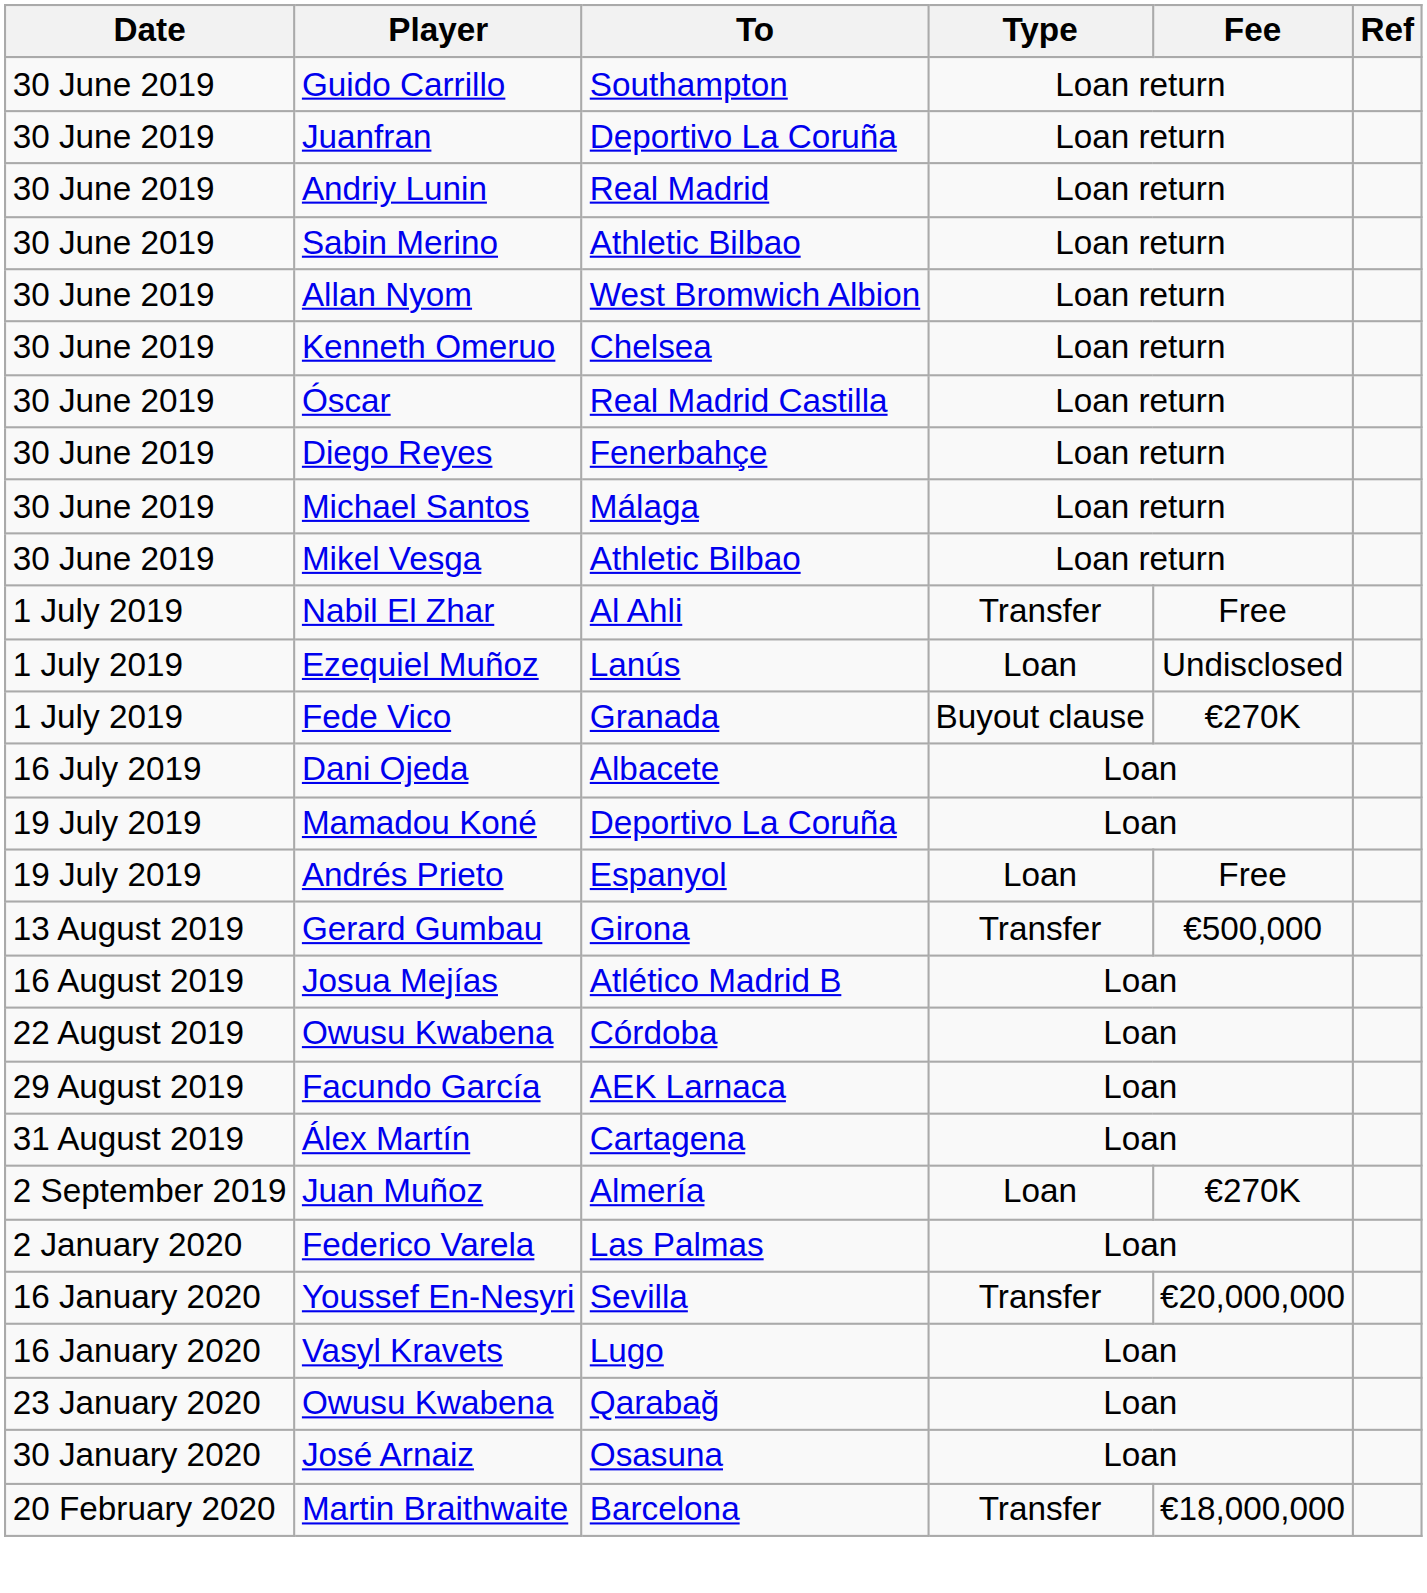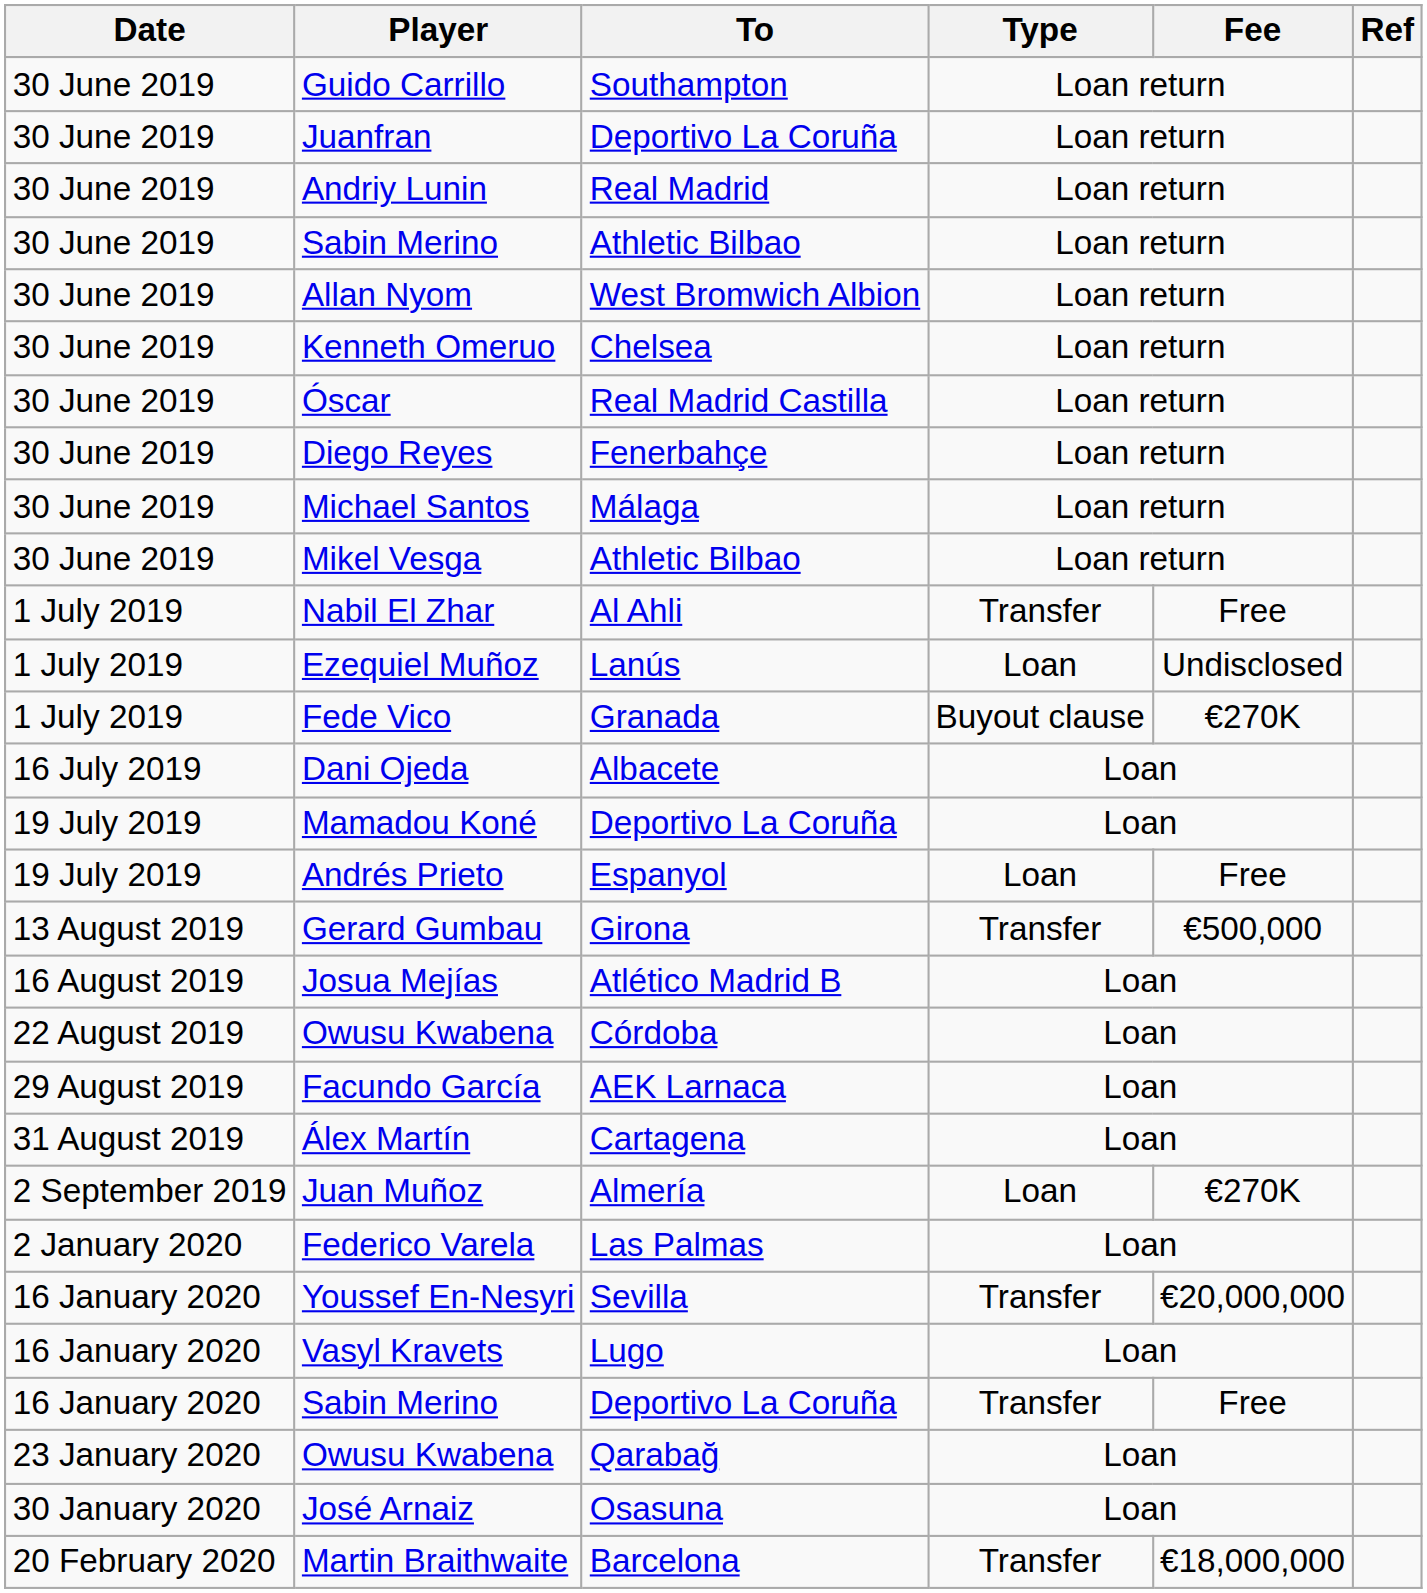+ row: (400, 1403)
